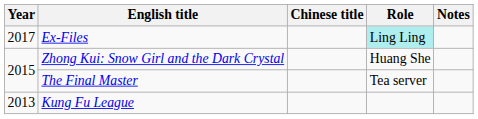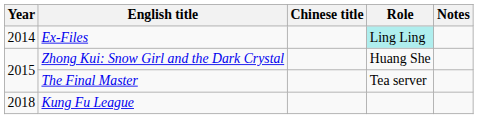(21, 37) 2017 -> (21, 37) 2014
(21, 102) 2013 -> (21, 102) 2018
